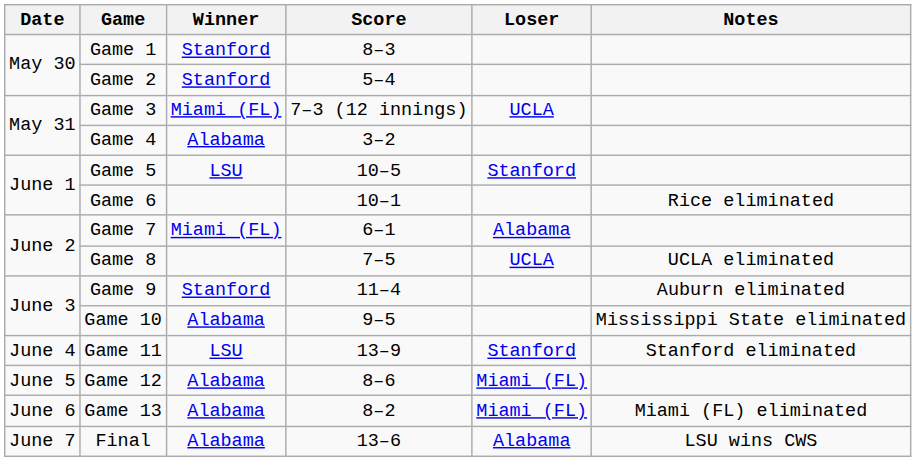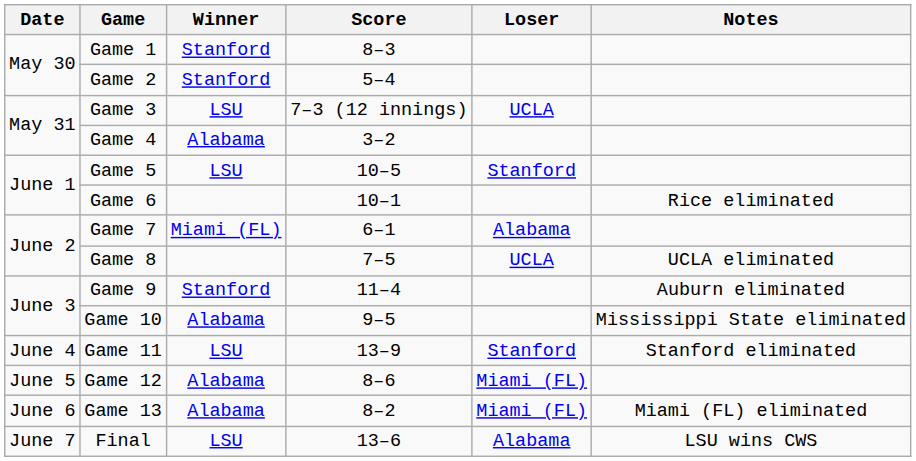(226, 110) Miami (FL) -> (226, 110) LSU
(226, 441) Alabama -> (226, 441) LSU
